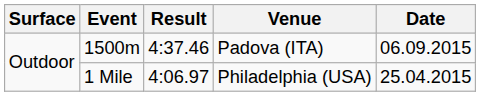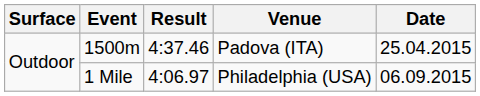(426, 47) 06.09.2015 -> (426, 47) 25.04.2015
(426, 76) 25.04.2015 -> (426, 76) 06.09.2015
